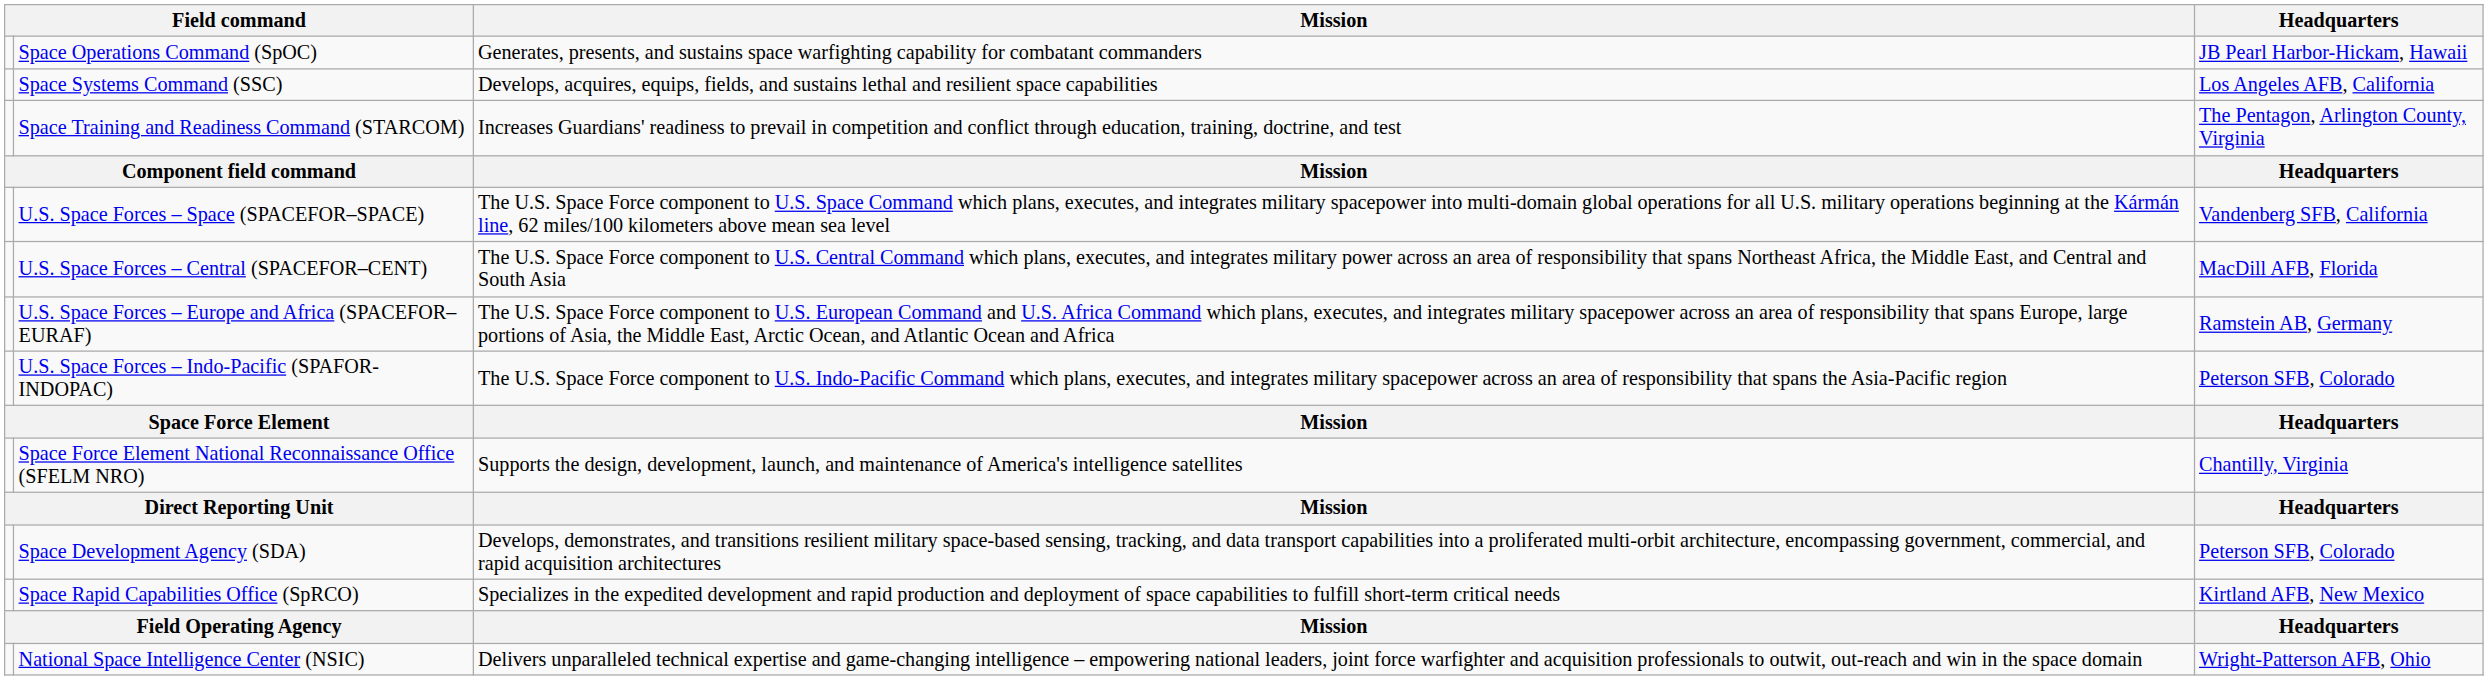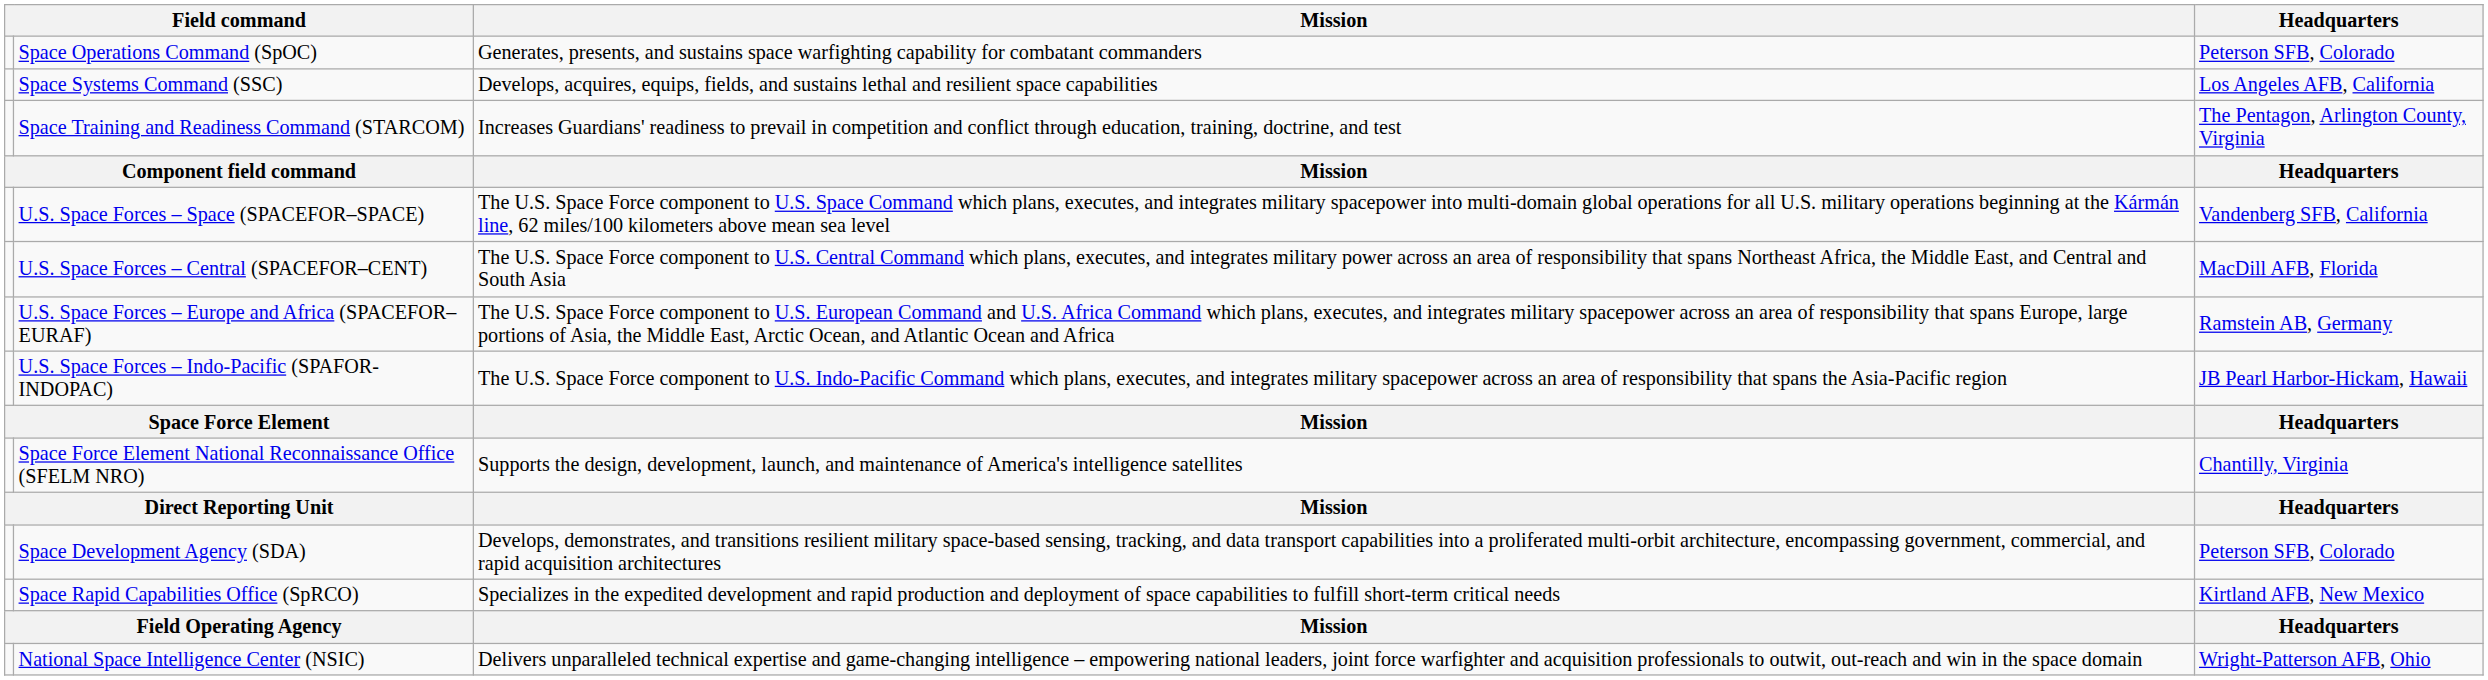(2333, 52) JB Pearl Harbor-Hickam, Hawaii -> (2297, 52) Peterson SFB, Colorado
(2297, 378) Peterson SFB, Colorado -> (2333, 378) JB Pearl Harbor-Hickam, Hawaii
